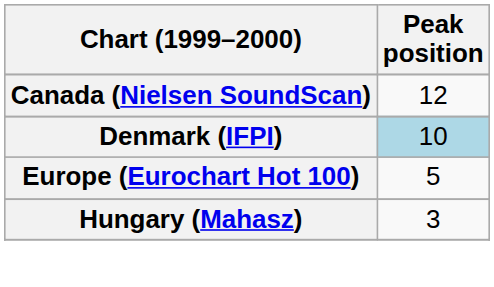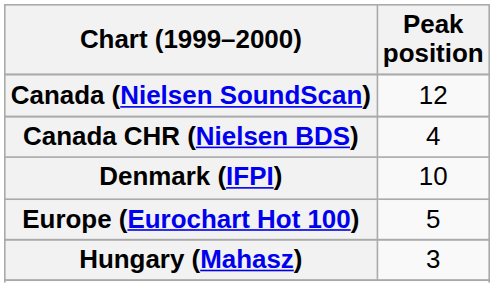+ row: (191, 136)
(433, 136) lightblue background -> (433, 177) no background
